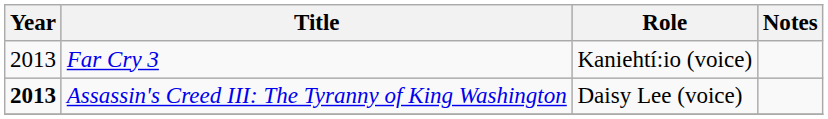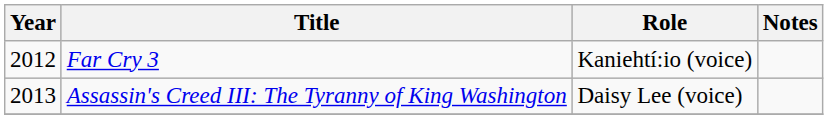(33, 59) 2013 -> (33, 59) 2012
(33, 95) bold -> (33, 95) normal
